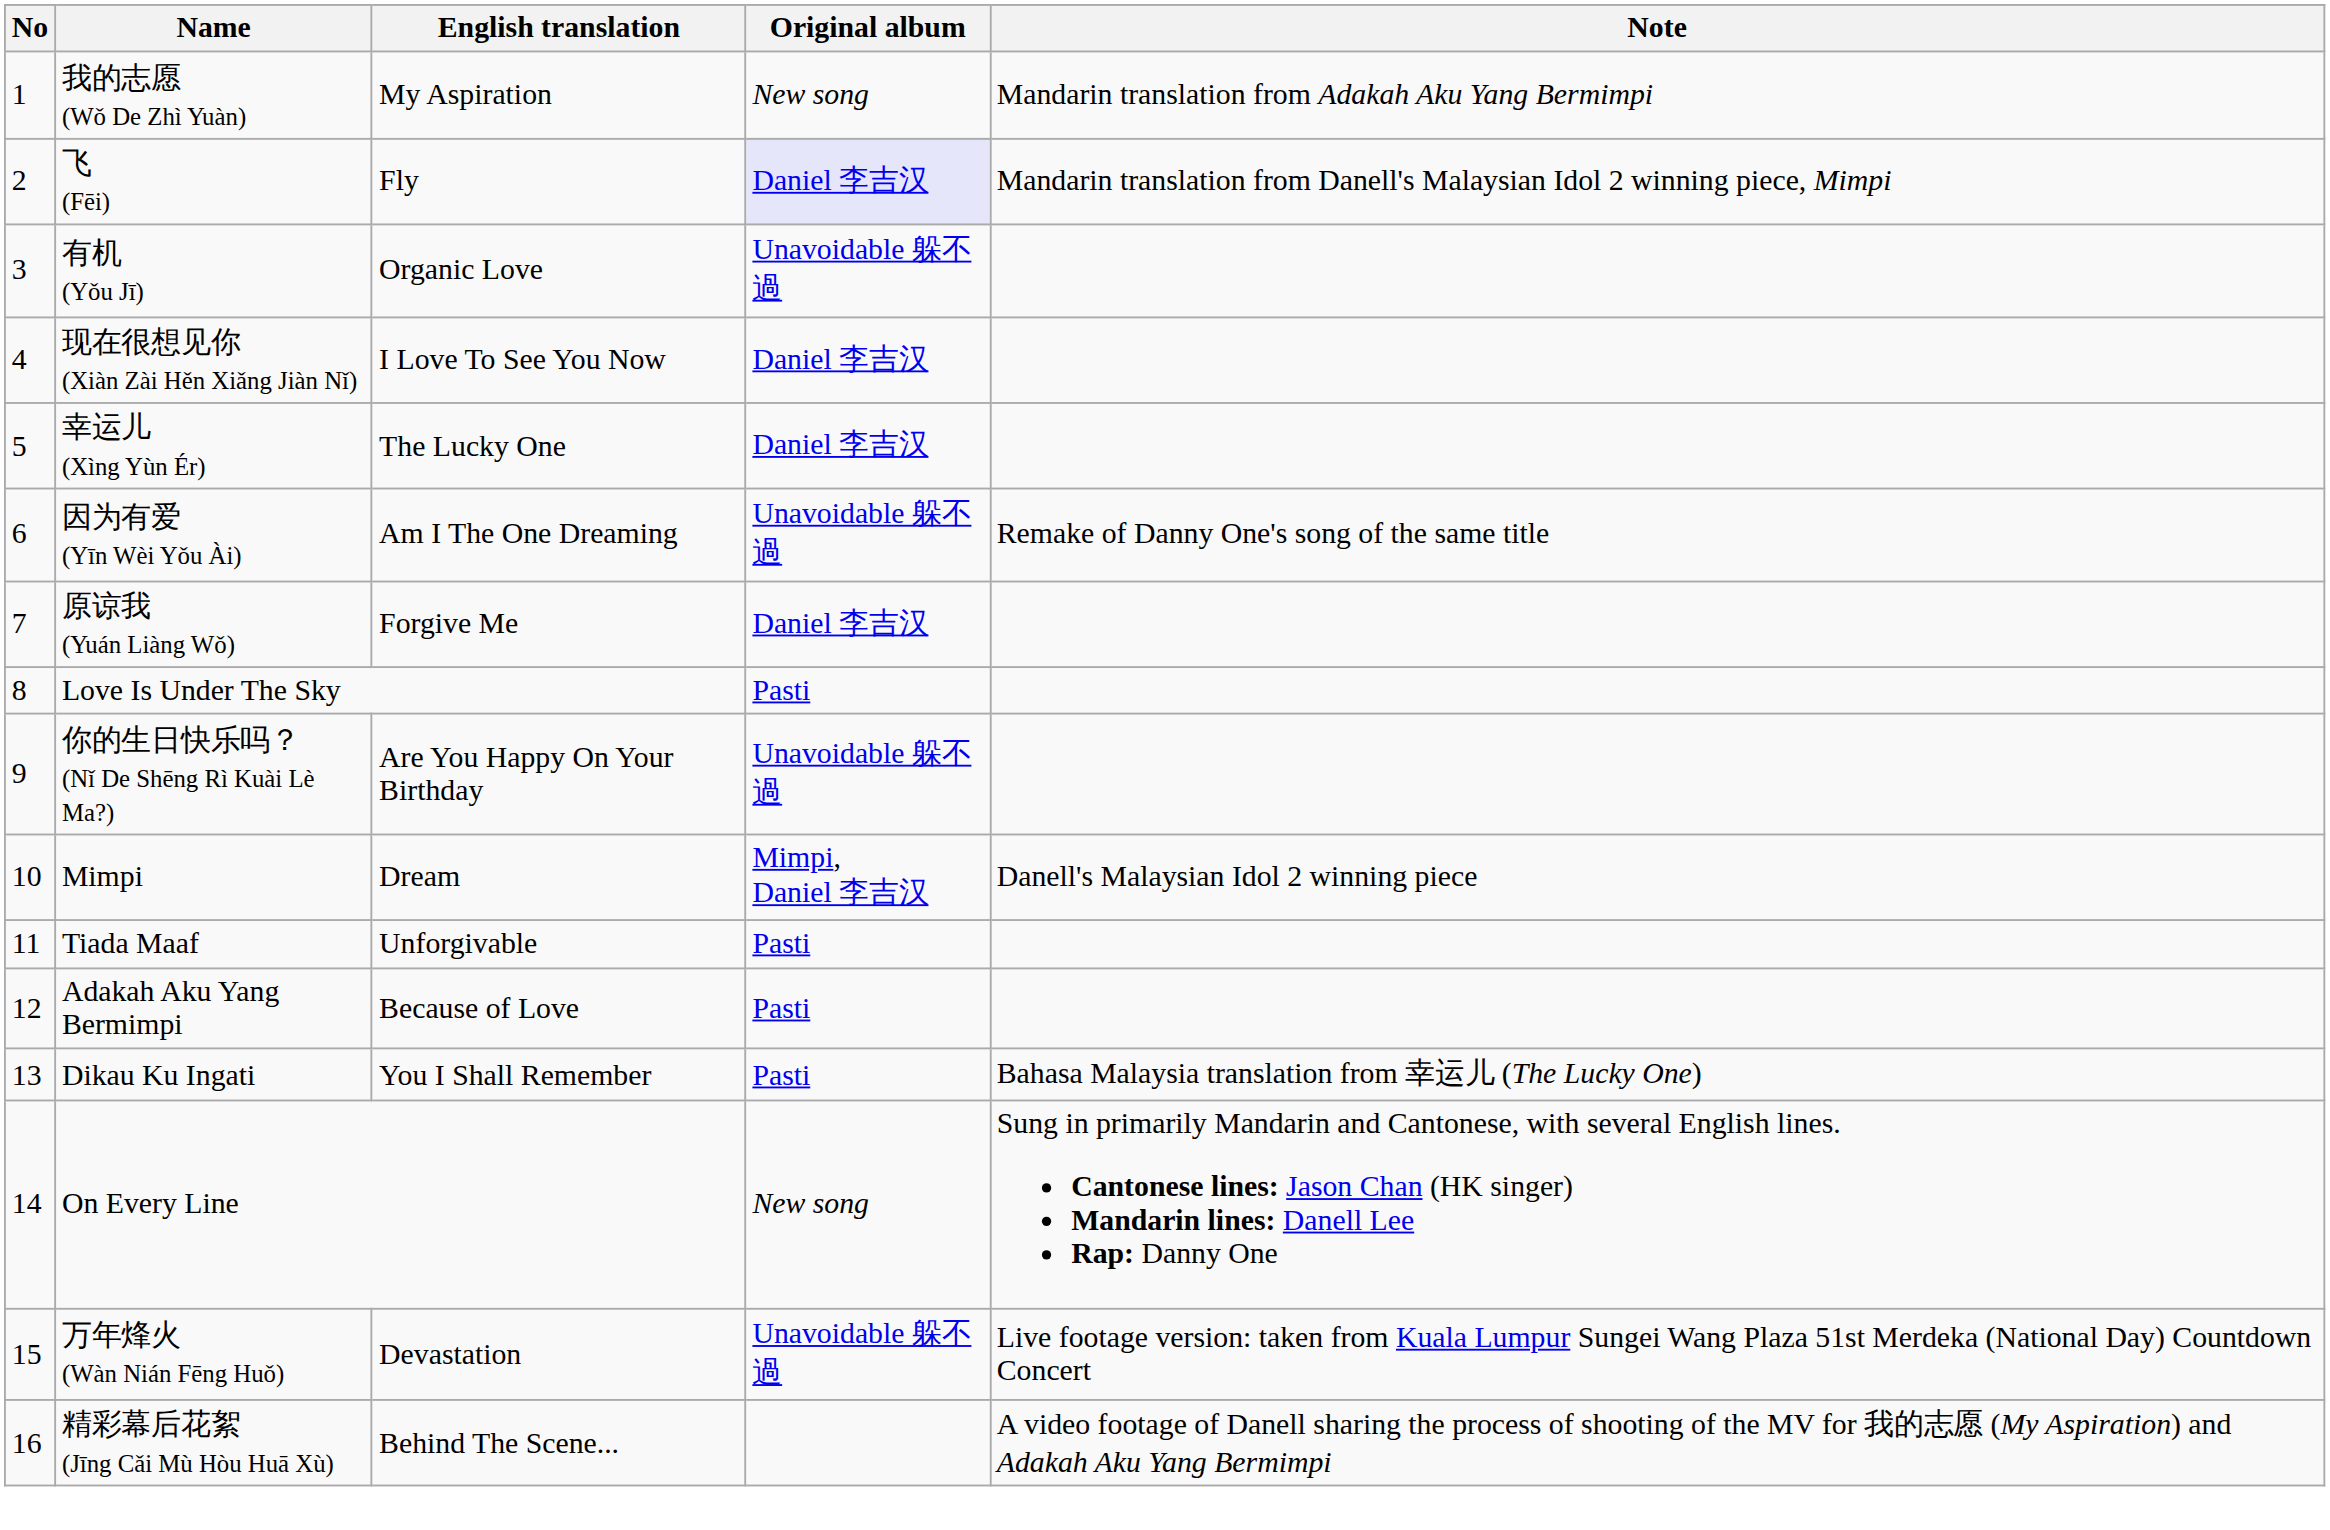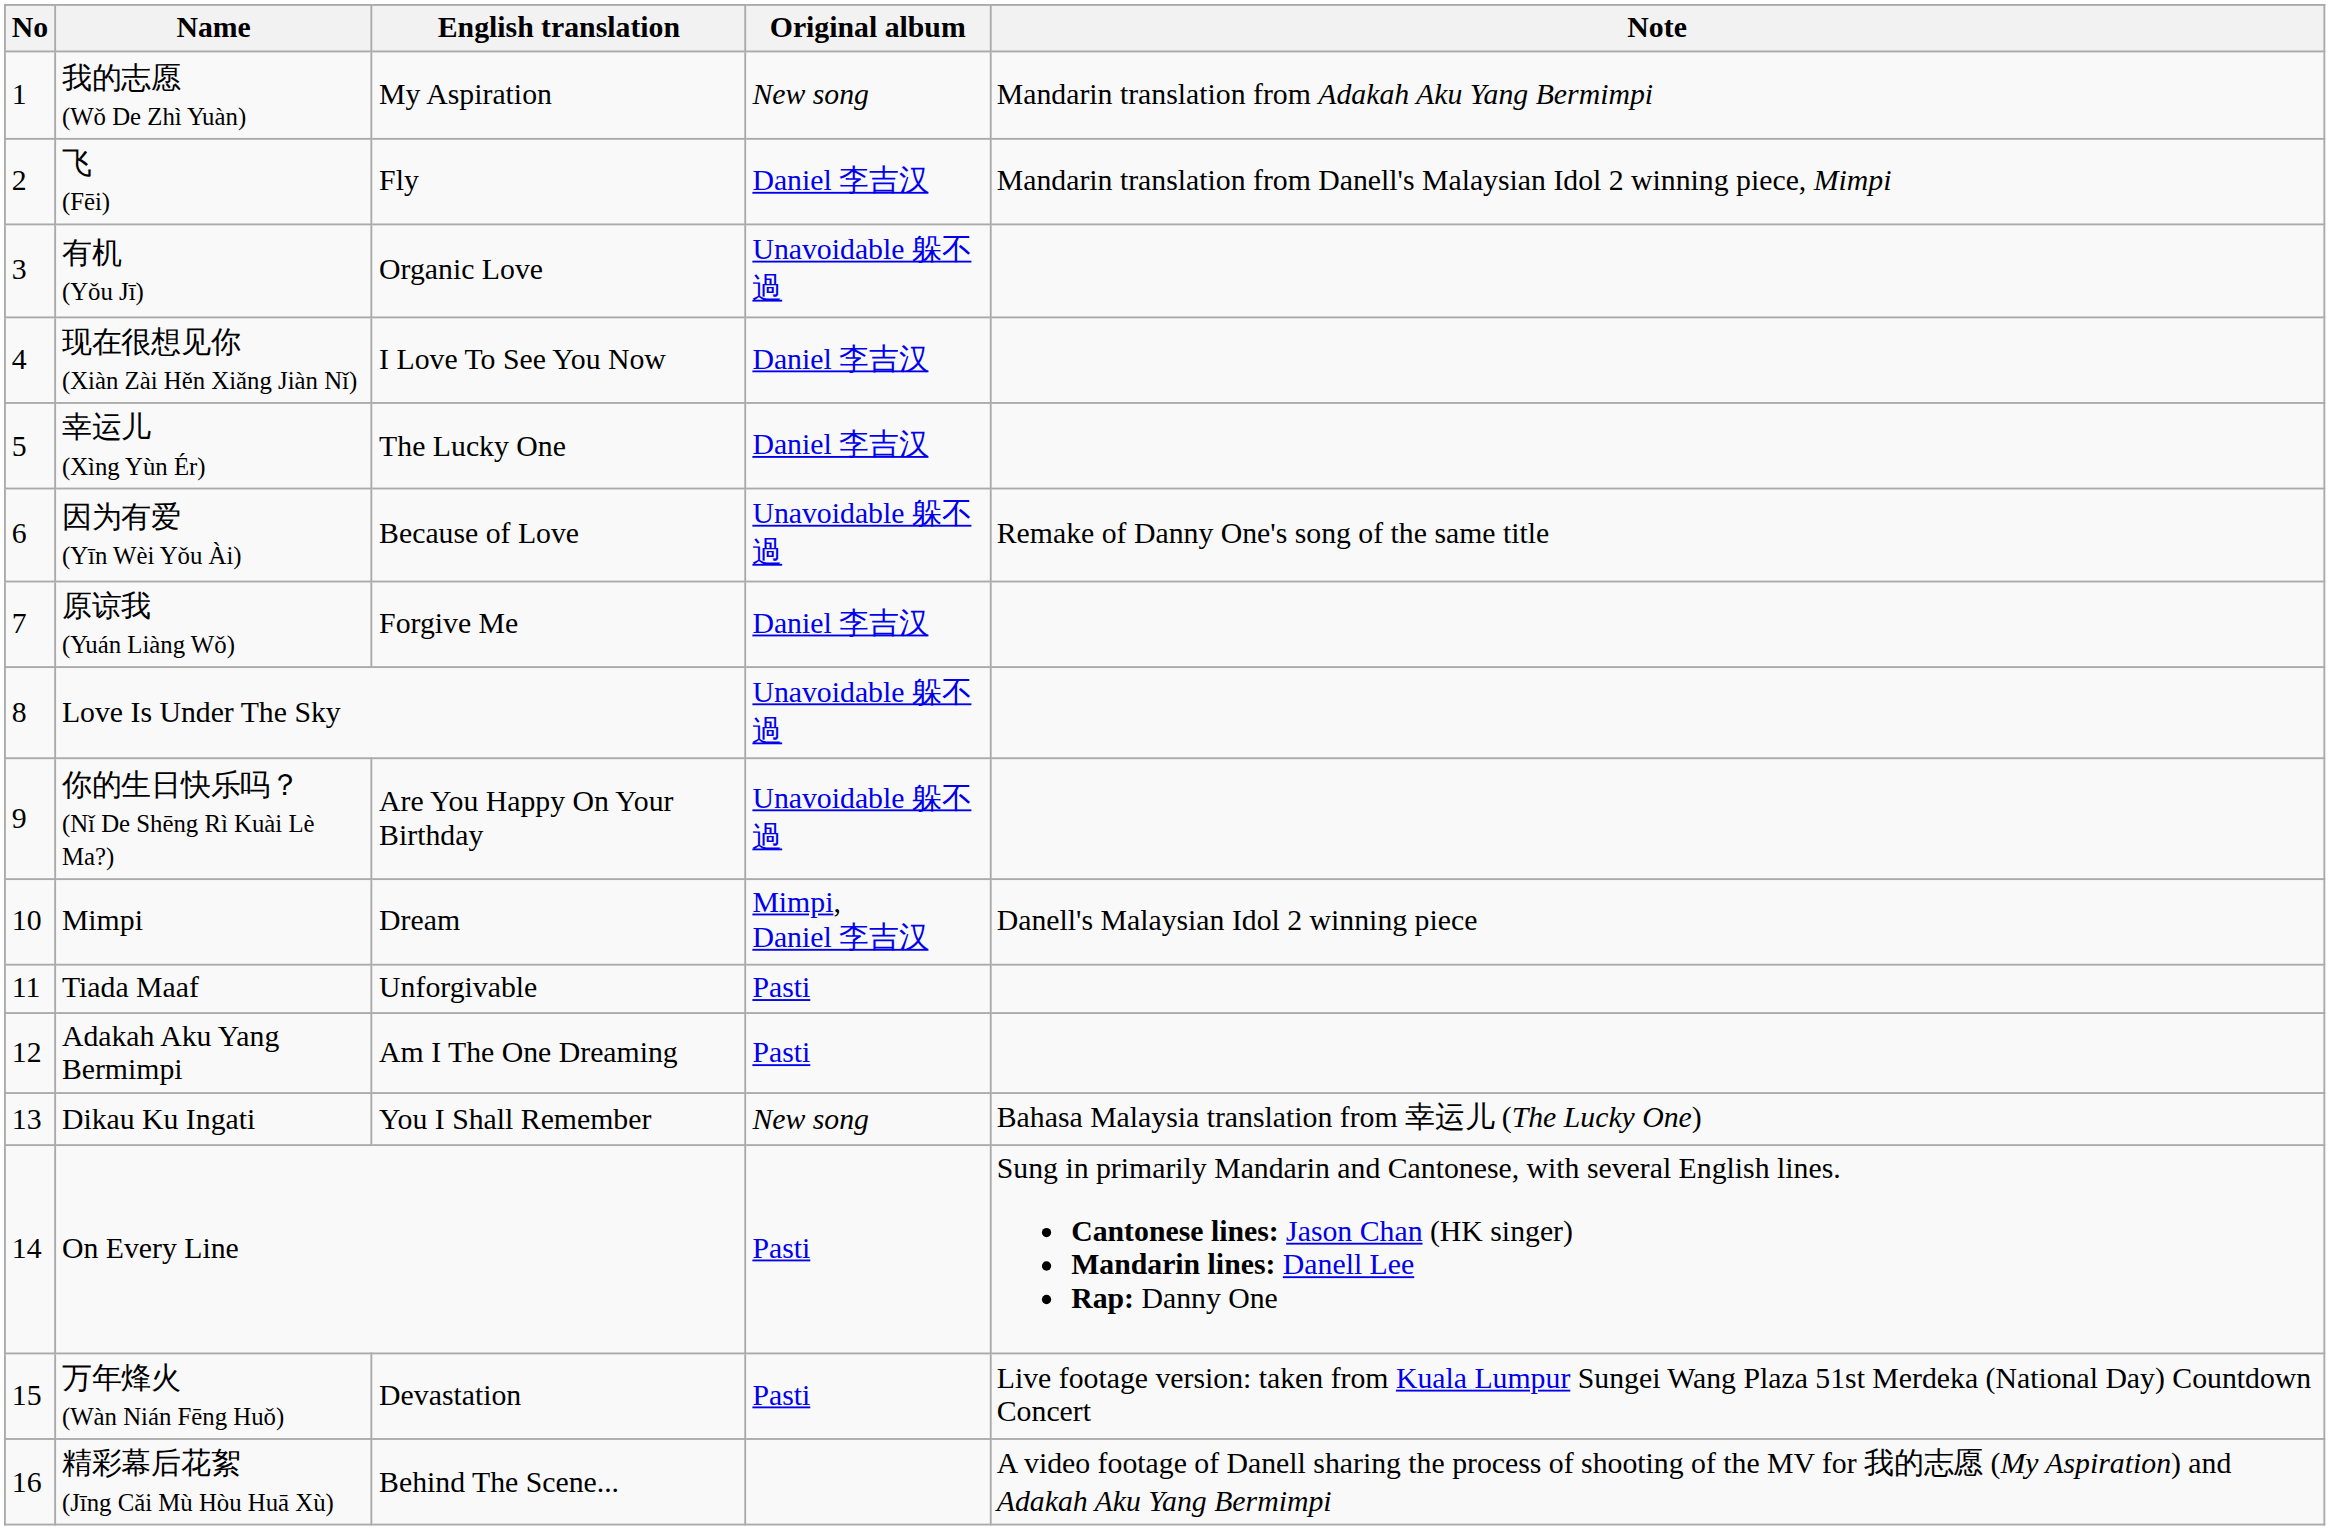(840, 180) lavender background -> (840, 180) no background
(528, 534) Am I The One Dreaming -> (479, 534) Because of Love
(781, 690) Pasti -> (862, 711) Unavoidable 躲不過
(479, 1007) Because of Love -> (528, 1052) Am I The One Dreaming
(781, 1074) Pasti -> (811, 1118) New song
(811, 1204) New song -> (781, 1248) Pasti
(862, 1352) Unavoidable 躲不過 -> (781, 1395) Pasti
